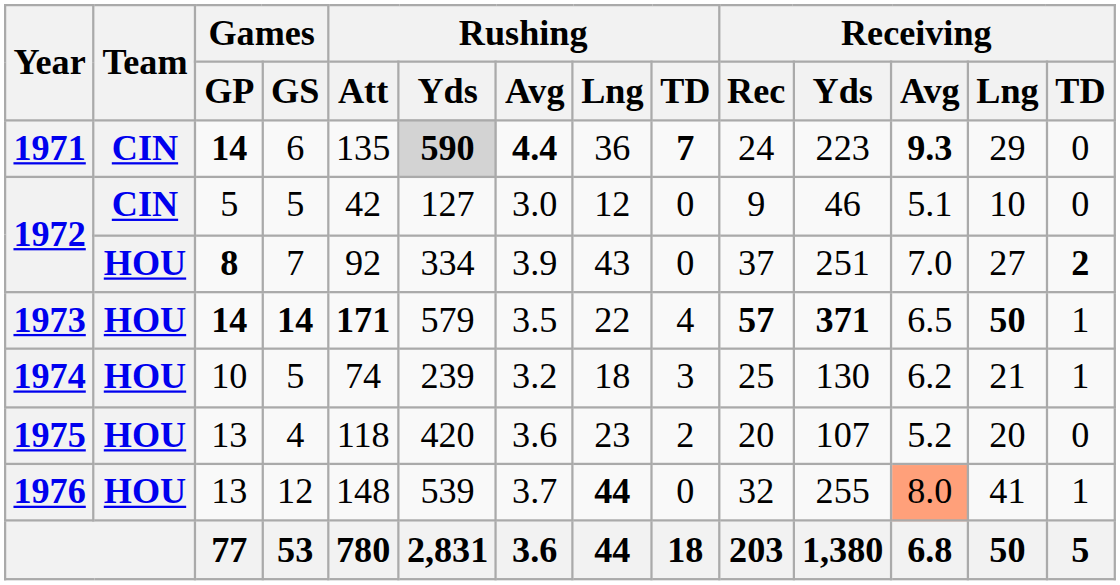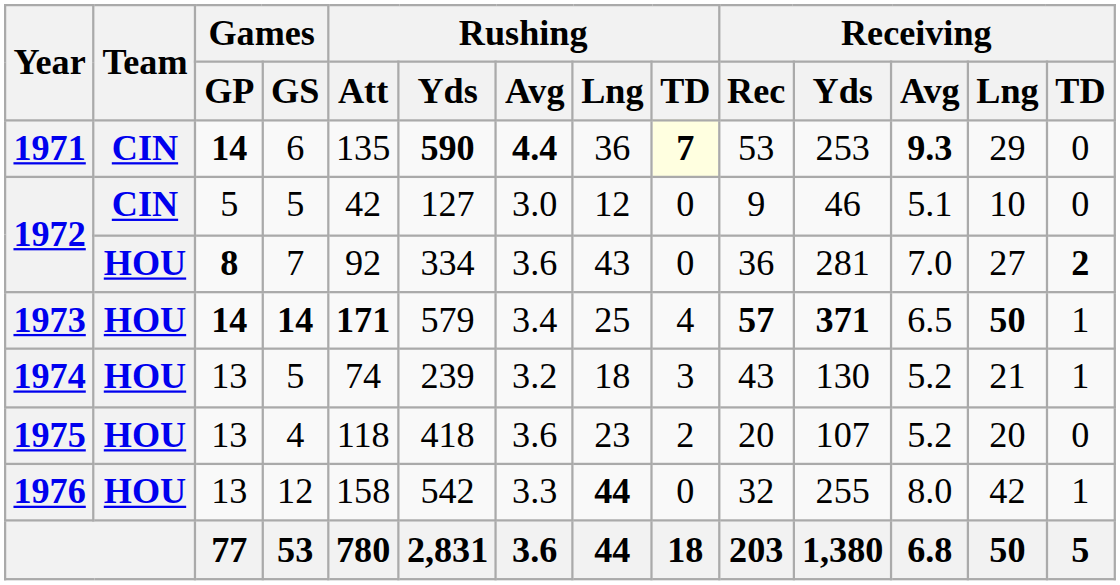(448, 147) lightgrey background -> (448, 147) no background
(685, 147) no background -> (685, 147) lightyellow background
(756, 147) 24 -> (756, 147) 53
(843, 147) 223 -> (843, 147) 253
(535, 262) 3.9 -> (535, 262) 3.6
(756, 262) 37 -> (756, 262) 36
(843, 262) 251 -> (843, 262) 281
(535, 319) 3.5 -> (535, 319) 3.4
(612, 319) 22 -> (612, 319) 25
(229, 377) 10 -> (229, 377) 13
(756, 377) 25 -> (756, 377) 43
(930, 377) 6.2 -> (930, 377) 5.2
(448, 434) 420 -> (448, 434) 418
(363, 491) 148 -> (363, 491) 158
(448, 491) 539 -> (448, 491) 542
(535, 491) 3.7 -> (535, 491) 3.3
(930, 491) lightsalmon background -> (930, 491) no background
(1007, 491) 41 -> (1007, 491) 42
